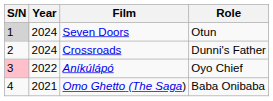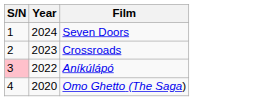- column: (229, 13)
(10, 31) lightgrey background -> (10, 31) no background
(44, 50) 2024 -> (44, 50) 2023
(44, 86) 2021 -> (44, 86) 2020
